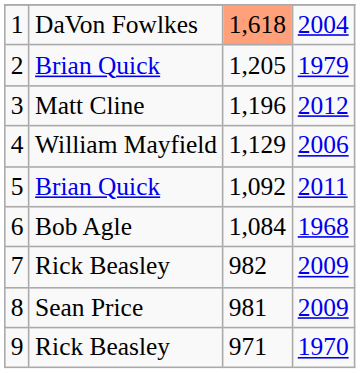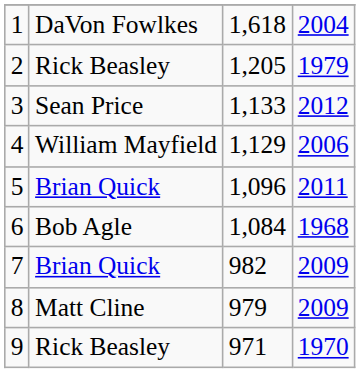(257, 24) lightsalmon background -> (257, 24) no background
(98, 65) Brian Quick -> (103, 65) Rick Beasley
(90, 105) Matt Cline -> (89, 105) Sean Price
(257, 105) 1,196 -> (257, 105) 1,133
(257, 186) 1,092 -> (257, 186) 1,096
(103, 266) Rick Beasley -> (98, 266) Brian Quick
(89, 307) Sean Price -> (90, 307) Matt Cline
(248, 307) 981 -> (248, 307) 979
